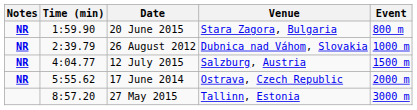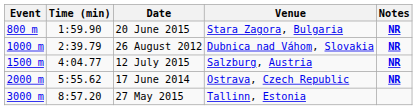columns swapped: (391, 13) <-> (22, 13)
